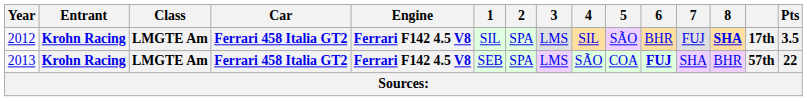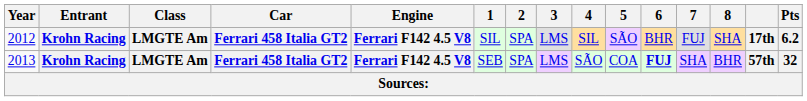(728, 39) bold -> (728, 39) normal
(790, 39) 3.5 -> (790, 39) 6.2
(790, 61) 22 -> (790, 61) 32
